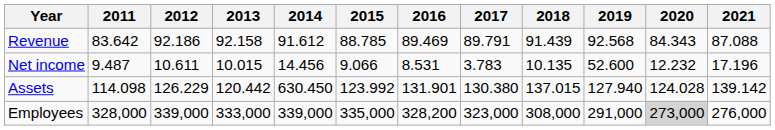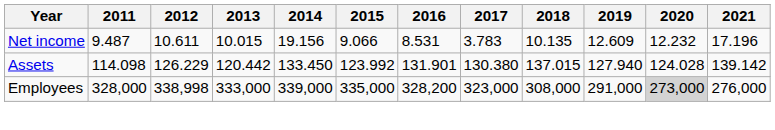- row: (38, 40)
(301, 64) 14.456 -> (301, 40) 19.156
(611, 64) 52.600 -> (611, 40) 12.609
(305, 88) 630.450 -> (305, 64) 133.450
(181, 112) 339,000 -> (181, 88) 338,998
